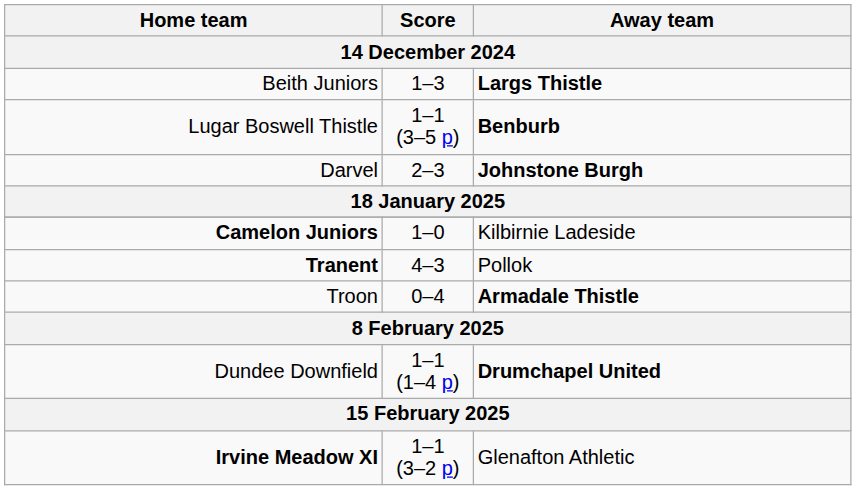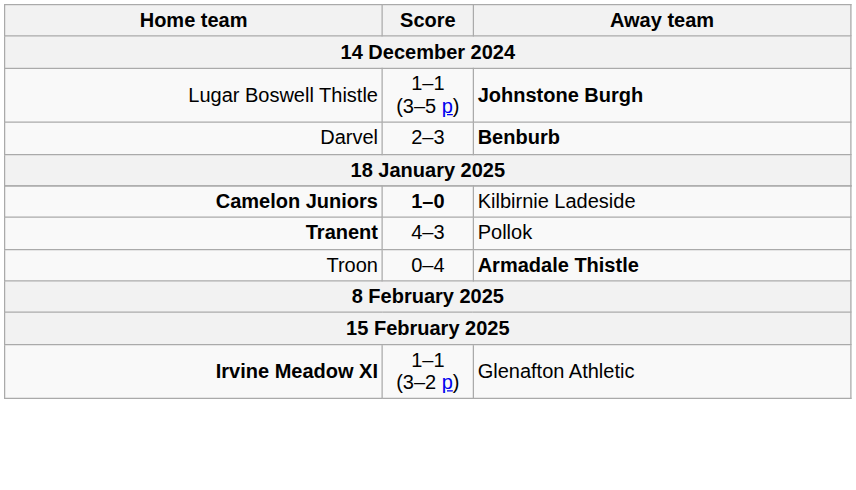- row: (320, 83)
(519, 126) Benburb -> (560, 95) Johnstone Burgh
(560, 169) Johnstone Burgh -> (519, 138) Benburb
(428, 233) normal -> (428, 201) bold
- row: (296, 371)
